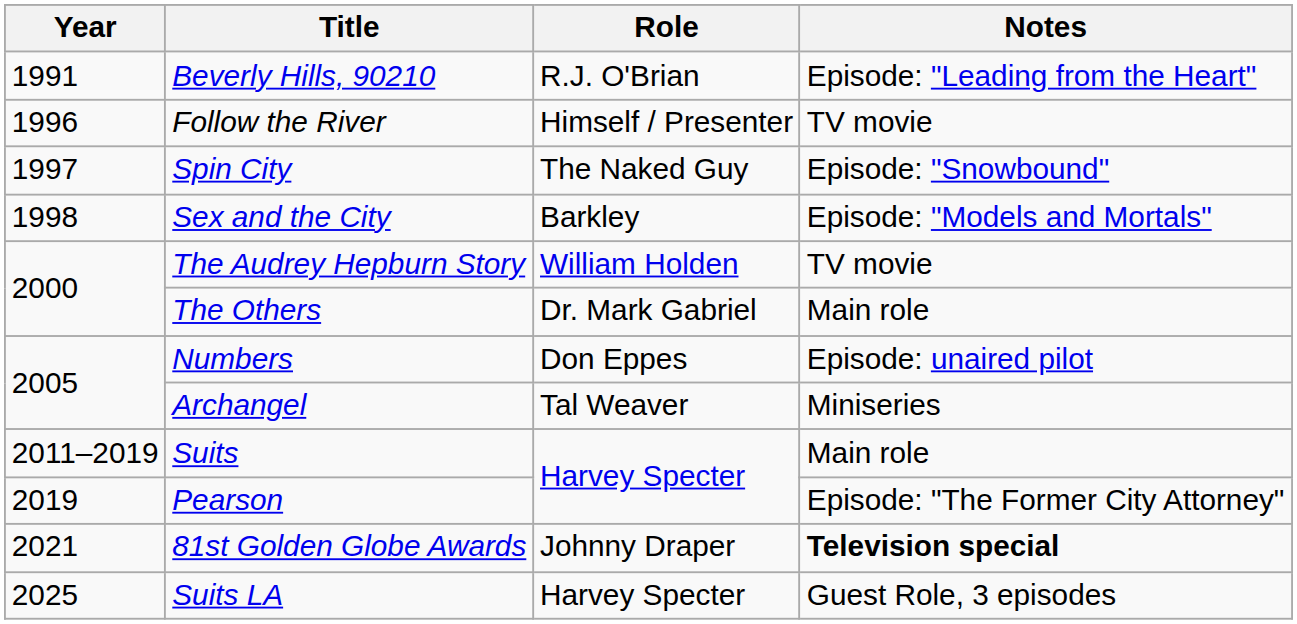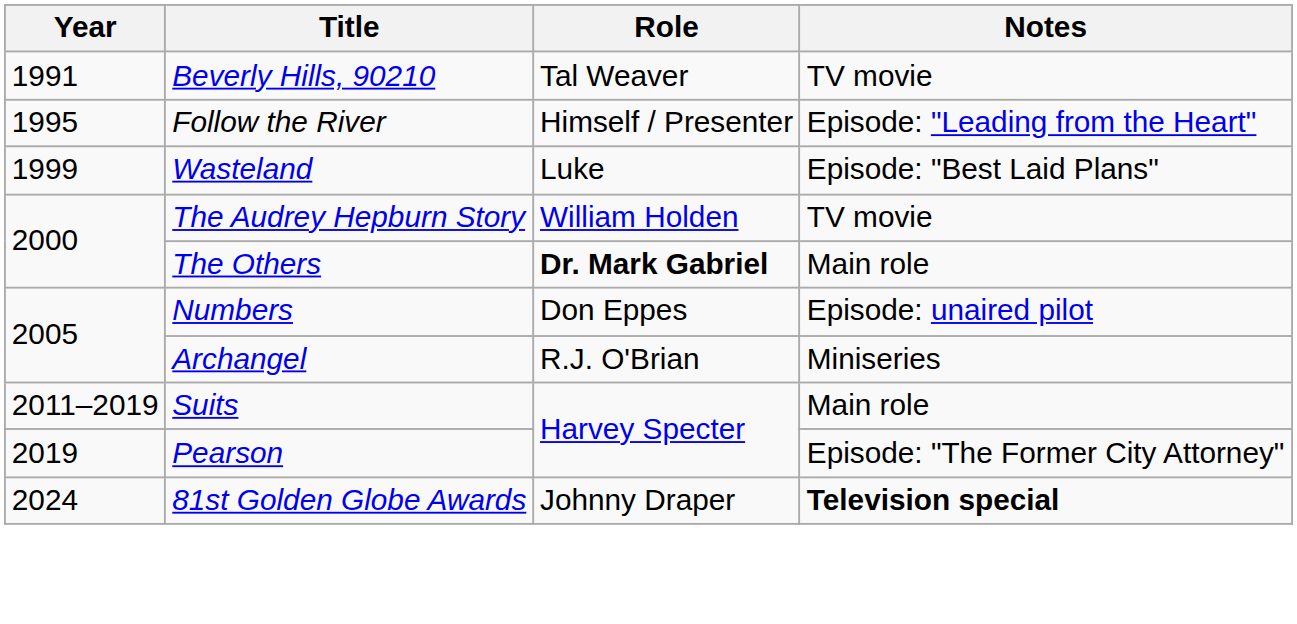(620, 75) R.J. O'Brian -> (614, 75) Tal Weaver
(1032, 75) Episode: "Leading from the Heart" -> (870, 75) TV movie
(45, 122) 1996 -> (45, 122) 1995
(870, 122) TV movie -> (1032, 122) Episode: "Leading from the Heart"
- row: (232, 169)
- row: (281, 216)
+ row: (242, 169)
(648, 311) normal -> (654, 264) bold
(614, 405) Tal Weaver -> (620, 358) R.J. O'Brian
(45, 547) 2021 -> (45, 500) 2024
- row: (228, 594)
